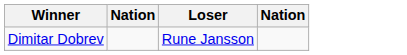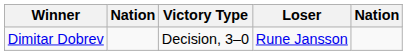+ column: (205, 15)
